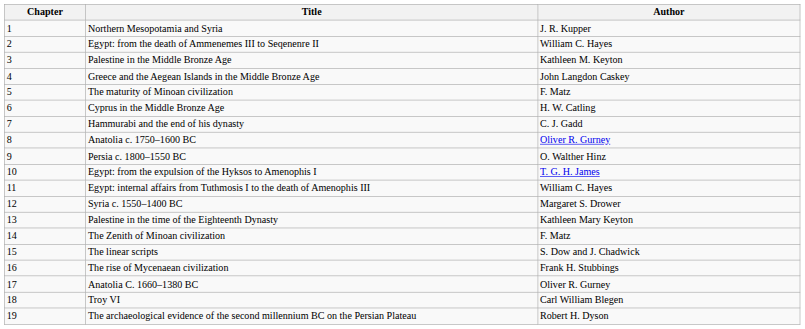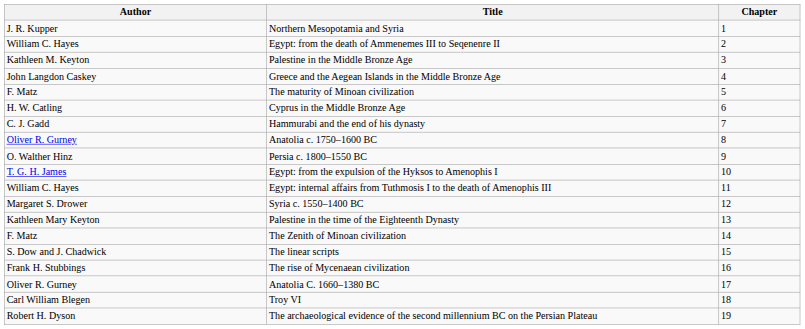columns swapped: (45, 12) <-> (669, 12)
